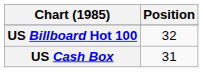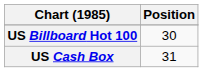(169, 35) 32 -> (169, 35) 30
